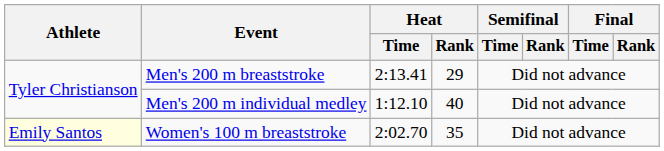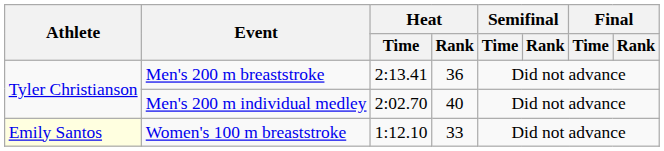(455, 75) 29 -> (455, 75) 36
(401, 103) 1:12.10 -> (401, 103) 2:02.70
(401, 132) 2:02.70 -> (401, 132) 1:12.10
(455, 132) 35 -> (455, 132) 33
